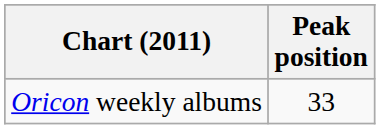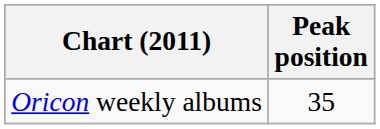(321, 100) 33 -> (321, 100) 35
